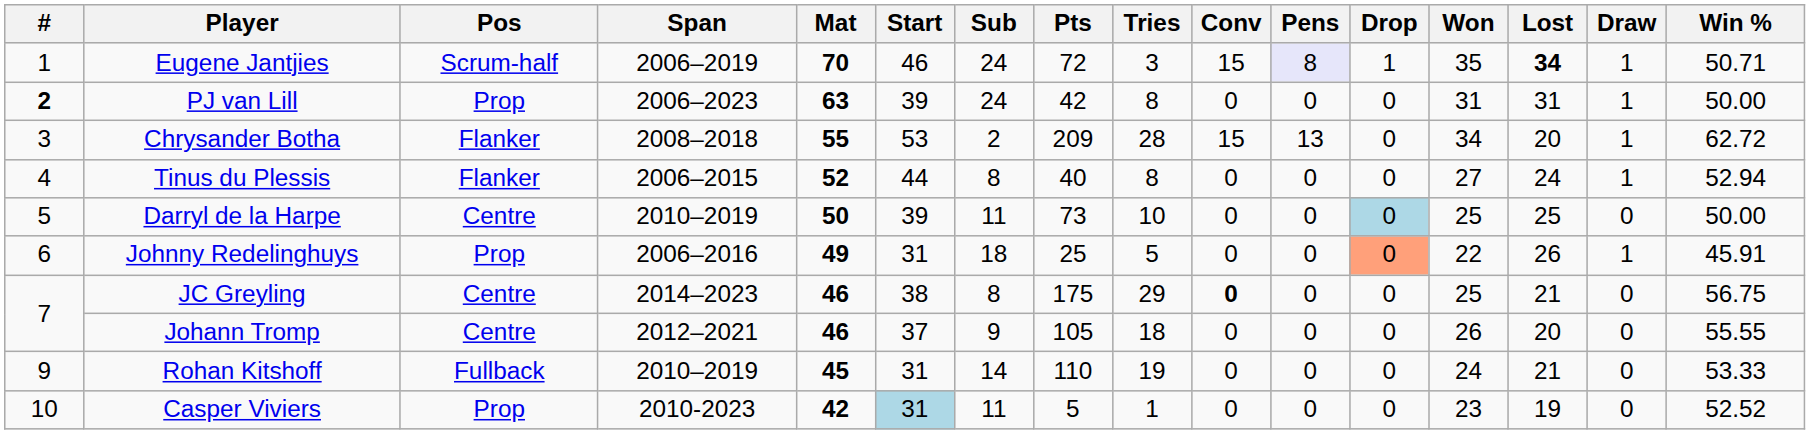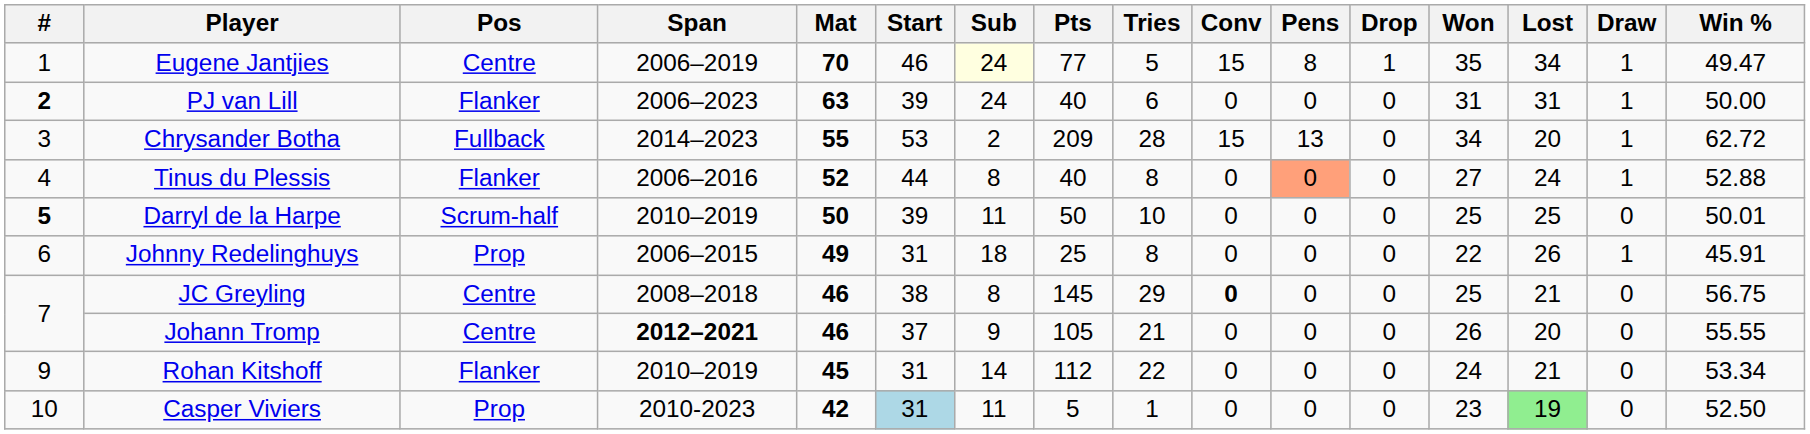(499, 62) Scrum-half -> (499, 62) Centre
(994, 62) no background -> (994, 62) lightyellow background
(1073, 62) 72 -> (1073, 62) 77
(1152, 62) 3 -> (1152, 62) 5
(1310, 62) lavender background -> (1310, 62) no background
(1548, 62) bold -> (1548, 62) normal
(1736, 62) 50.71 -> (1736, 62) 49.47
(499, 100) Prop -> (499, 100) Flanker
(1073, 100) 42 -> (1073, 100) 40
(1152, 100) 8 -> (1152, 100) 6
(499, 139) Flanker -> (499, 139) Fullback
(697, 139) 2008–2018 -> (697, 139) 2014–2023
(697, 178) 2006–2015 -> (697, 178) 2006–2016
(1310, 178) no background -> (1310, 178) lightsalmon background
(1736, 178) 52.94 -> (1736, 178) 52.88
(44, 216) normal -> (44, 216) bold
(499, 216) Centre -> (499, 216) Scrum-half
(1073, 216) 73 -> (1073, 216) 50
(1389, 216) lightblue background -> (1389, 216) no background
(1736, 216) 50.00 -> (1736, 216) 50.01
(697, 255) 2006–2016 -> (697, 255) 2006–2015
(1152, 255) 5 -> (1152, 255) 8
(1389, 255) lightsalmon background -> (1389, 255) no background
(697, 293) 2014–2023 -> (697, 293) 2008–2018
(1073, 293) 175 -> (1073, 293) 145
(697, 332) normal -> (697, 332) bold
(1152, 332) 18 -> (1152, 332) 21
(499, 370) Fullback -> (499, 370) Flanker
(1073, 370) 110 -> (1073, 370) 112
(1152, 370) 19 -> (1152, 370) 22
(1736, 370) 53.33 -> (1736, 370) 53.34
(1548, 409) no background -> (1548, 409) lightgreen background
(1736, 409) 52.52 -> (1736, 409) 52.50
